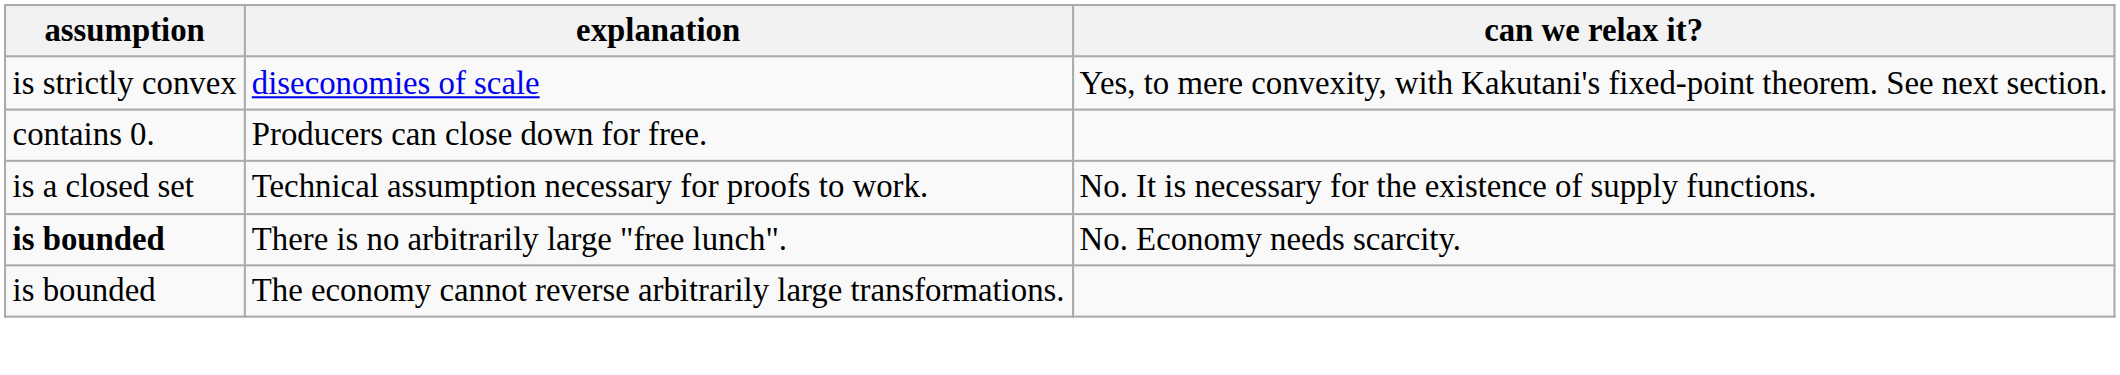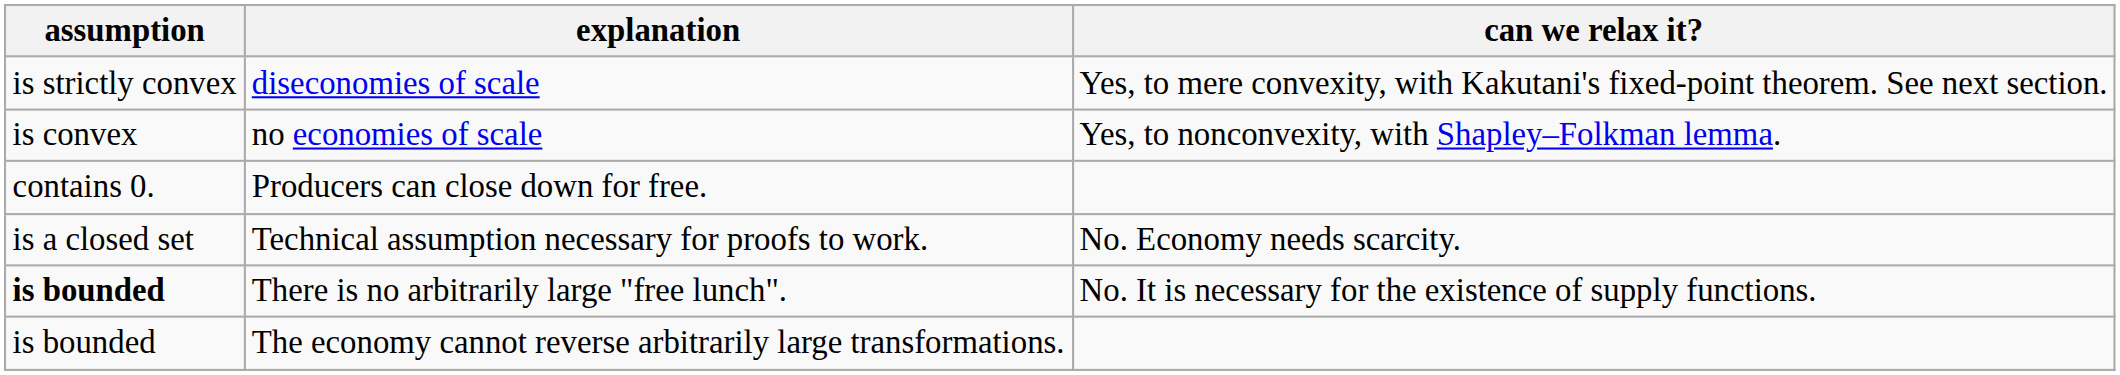+ row: (397, 134)
(1448, 186) No. It is necessary for the existence of supply functions. -> (1270, 238) No. Economy needs scarcity.
(1270, 238) No. Economy needs scarcity. -> (1448, 290) No. It is necessary for the existence of supply functions.
